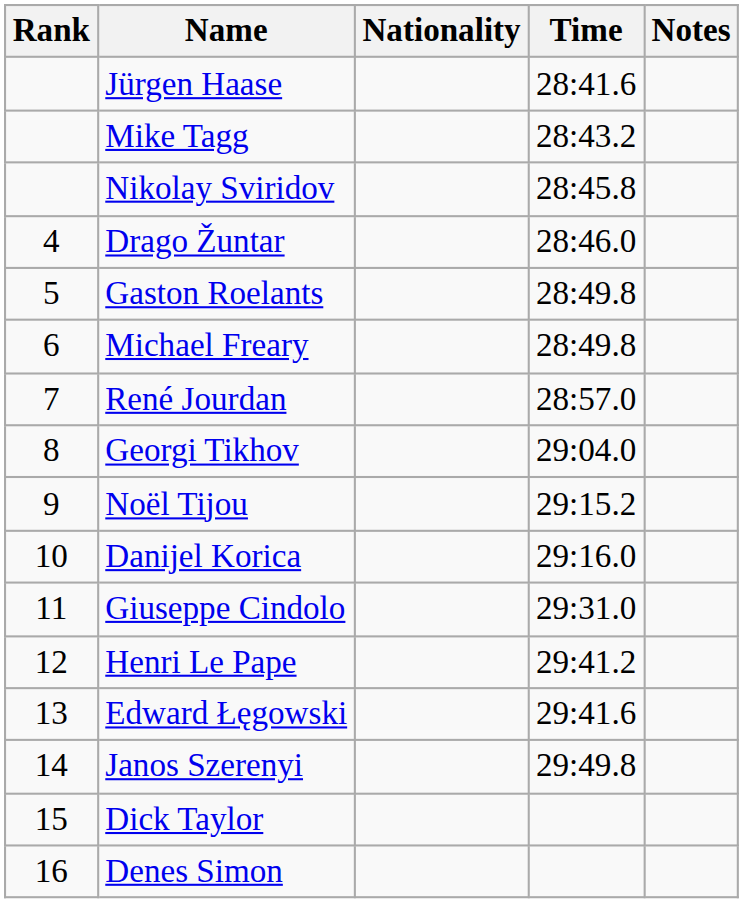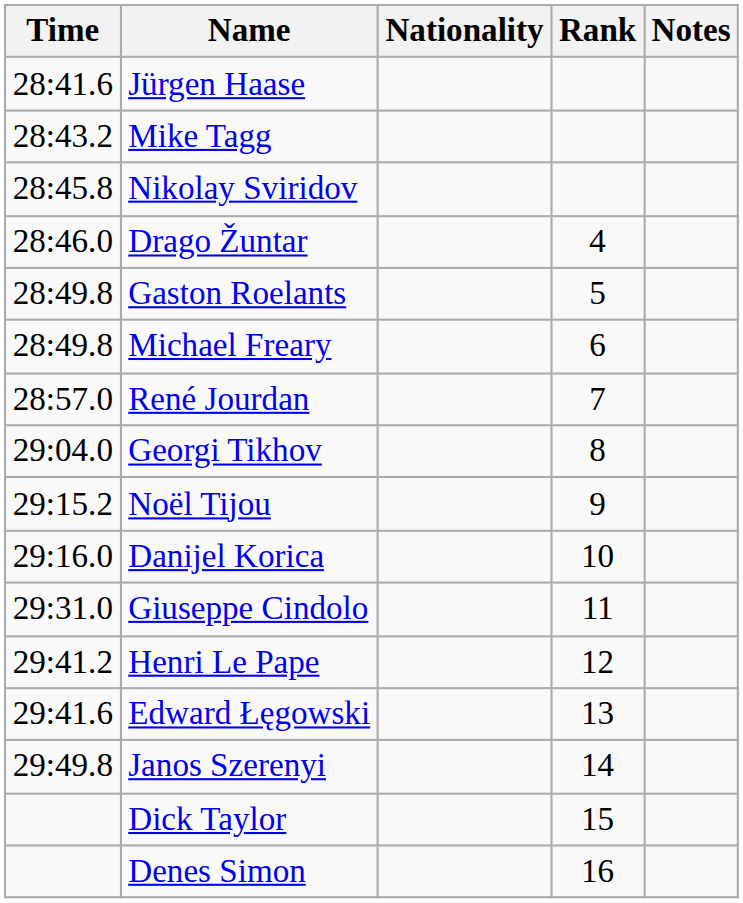columns swapped: (51, 30) <-> (586, 30)
